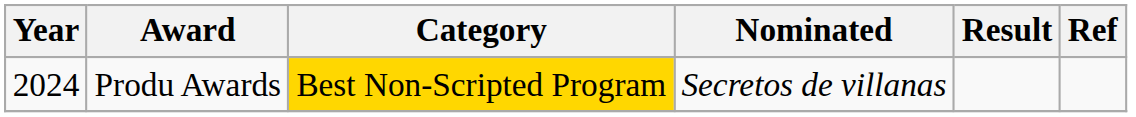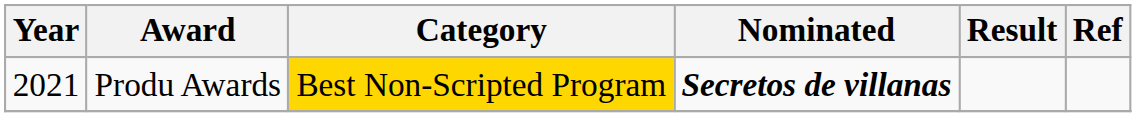(46, 83) 2024 -> (46, 83) 2021
(814, 83) normal -> (816, 83) bold
